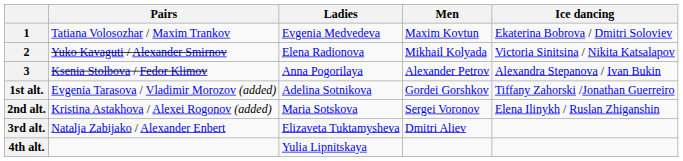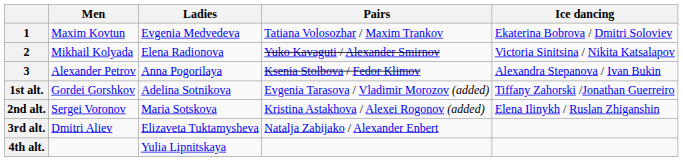columns swapped: (447, 14) <-> (164, 14)
